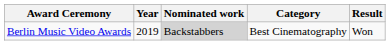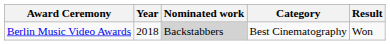(147, 31) 2019 -> (147, 31) 2018
